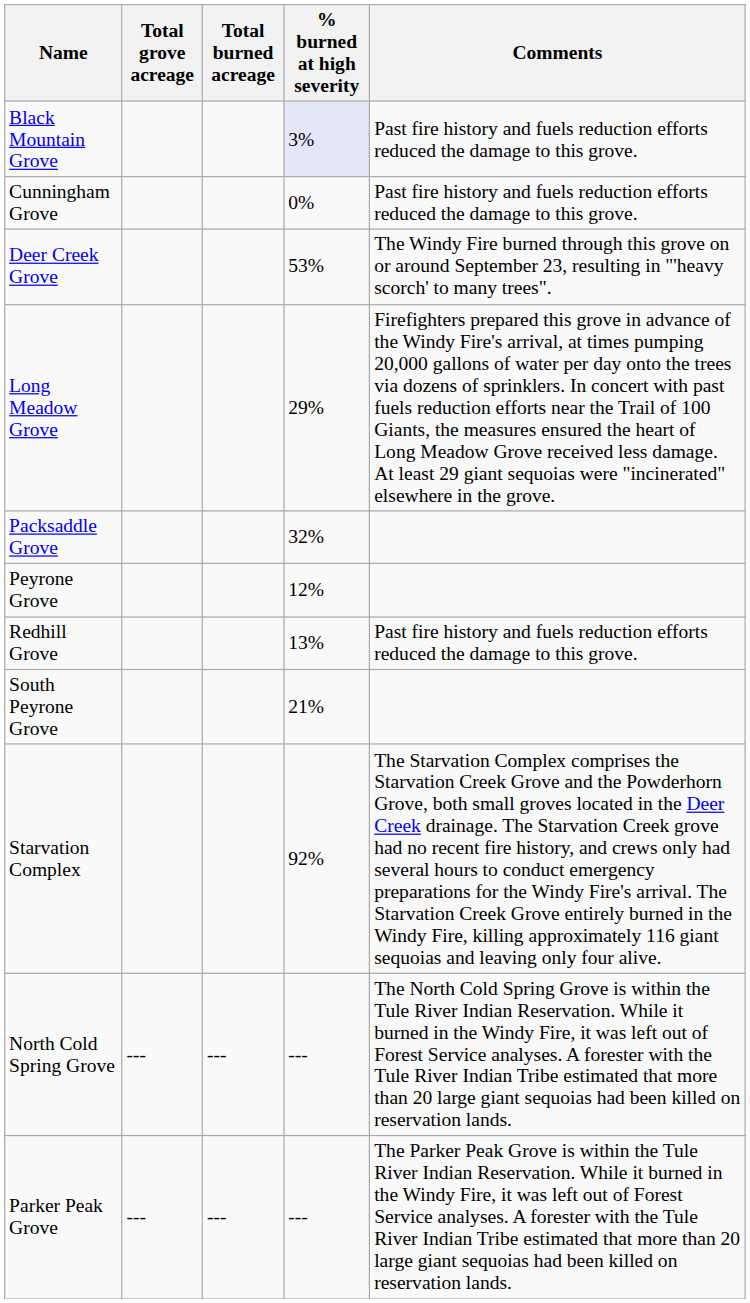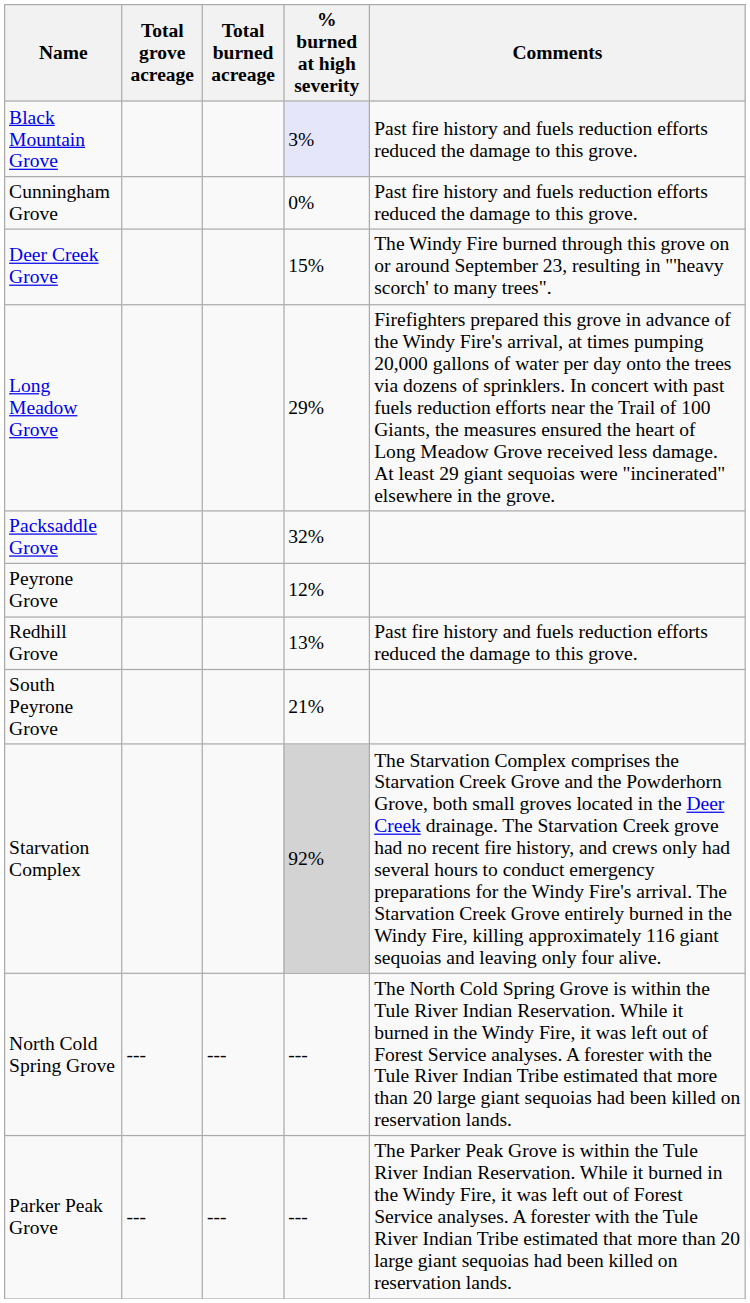(306, 266) 53% -> (306, 266) 15%
(306, 858) no background -> (306, 858) lightgrey background
